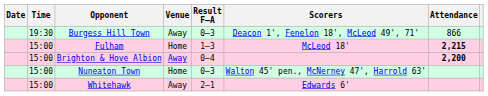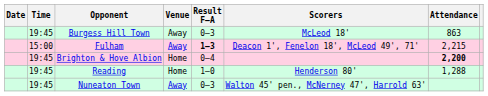(41, 33) 19:30 -> (41, 33) 19:45
(326, 33) Deacon 1', Fenelon 18', McLeod 49', 71' -> (326, 33) McLeod 18'
(454, 33) 866 -> (454, 33) 863
(177, 46) Home -> (177, 46) Away
(207, 46) normal -> (207, 46) bold
(326, 46) McLeod 18' -> (326, 46) Deacon 1', Fenelon 18', McLeod 49', 71'
(454, 46) bold -> (454, 46) normal
(41, 59) 15:00 -> (41, 59) 19:45
(177, 59) Away -> (177, 59) Home
+ row: (109, 72)
(41, 72) 15:00 -> (41, 85) 19:45
(177, 72) Home -> (177, 85) Away
- row: (109, 85)
